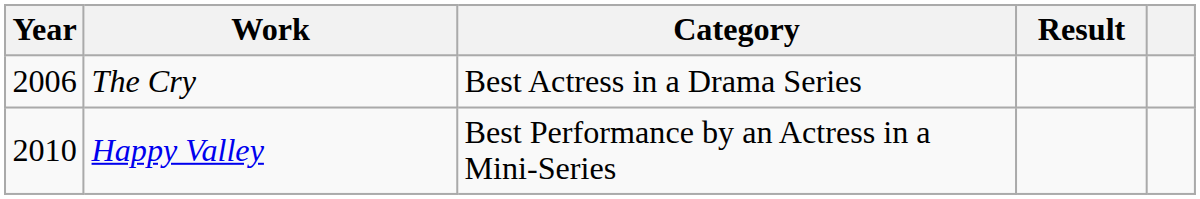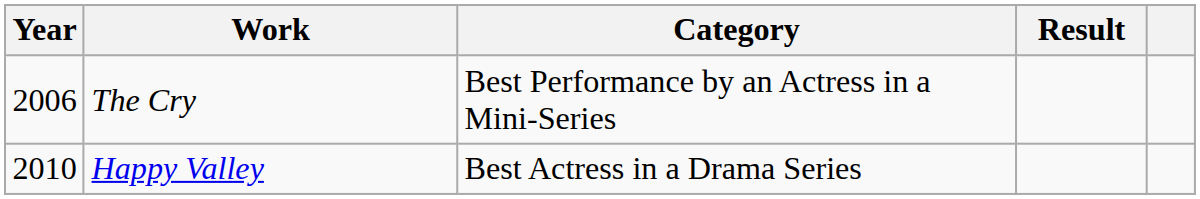(663, 81) Best Actress in a Drama Series -> (698, 99) Best Performance by an Actress in a Mini-Series
(698, 150) Best Performance by an Actress in a Mini-Series -> (663, 168) Best Actress in a Drama Series
